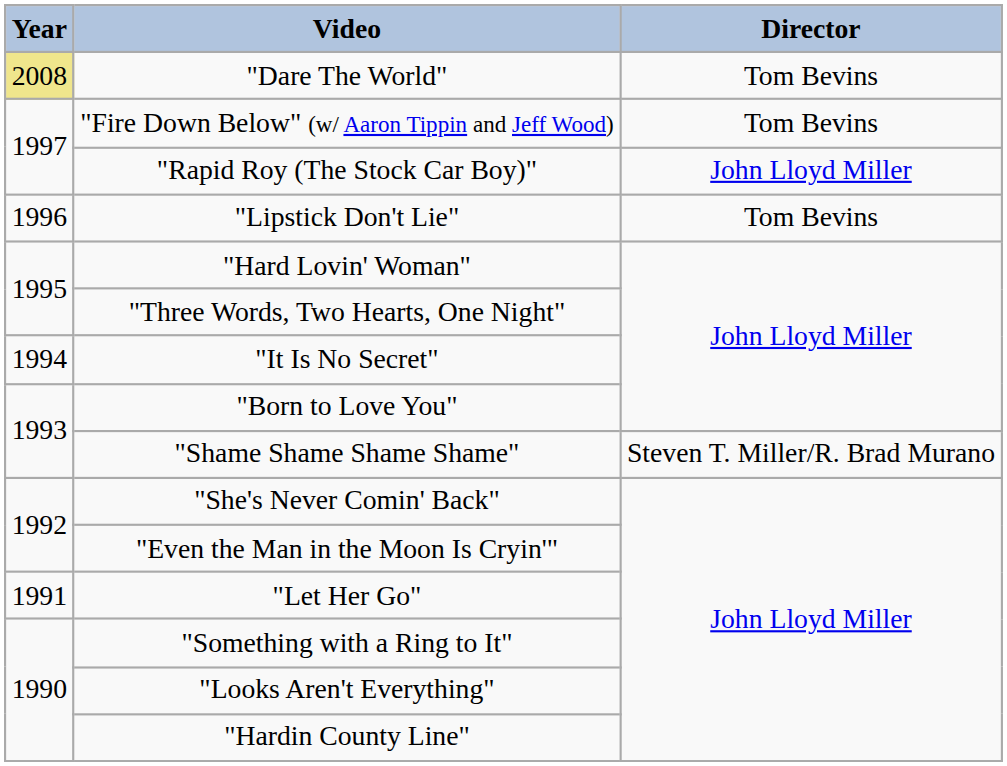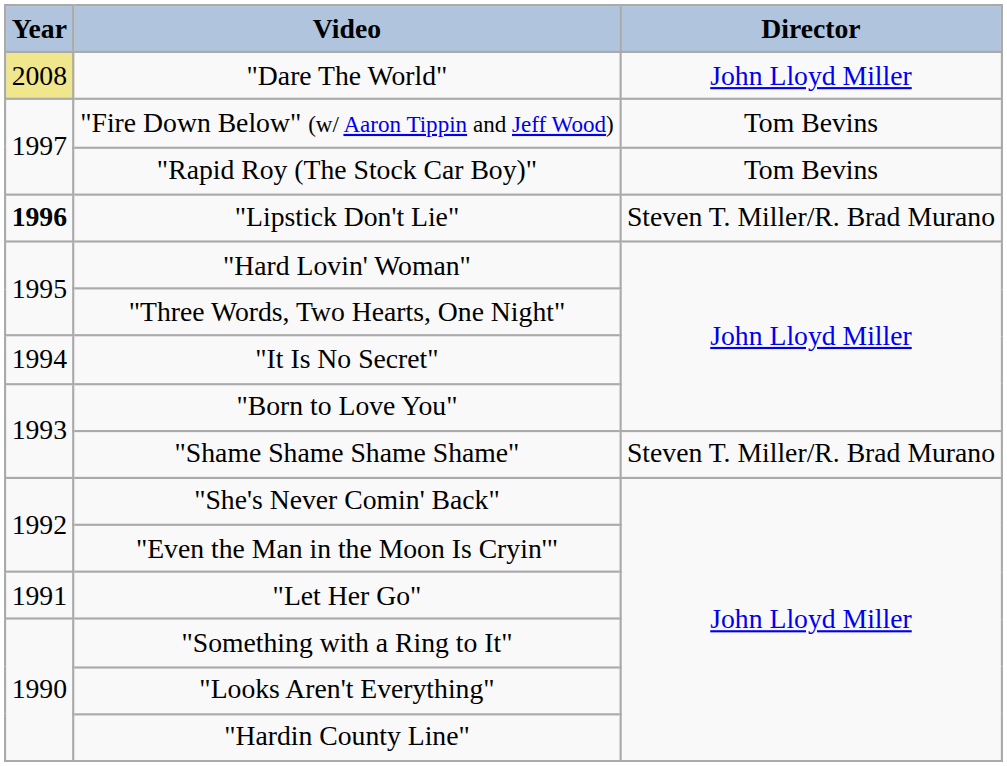(811, 75) Tom Bevins -> (811, 75) John Lloyd Miller
(811, 169) John Lloyd Miller -> (811, 169) Tom Bevins
(39, 217) normal -> (39, 217) bold
(811, 217) Tom Bevins -> (811, 217) Steven T. Miller/R. Brad Murano
